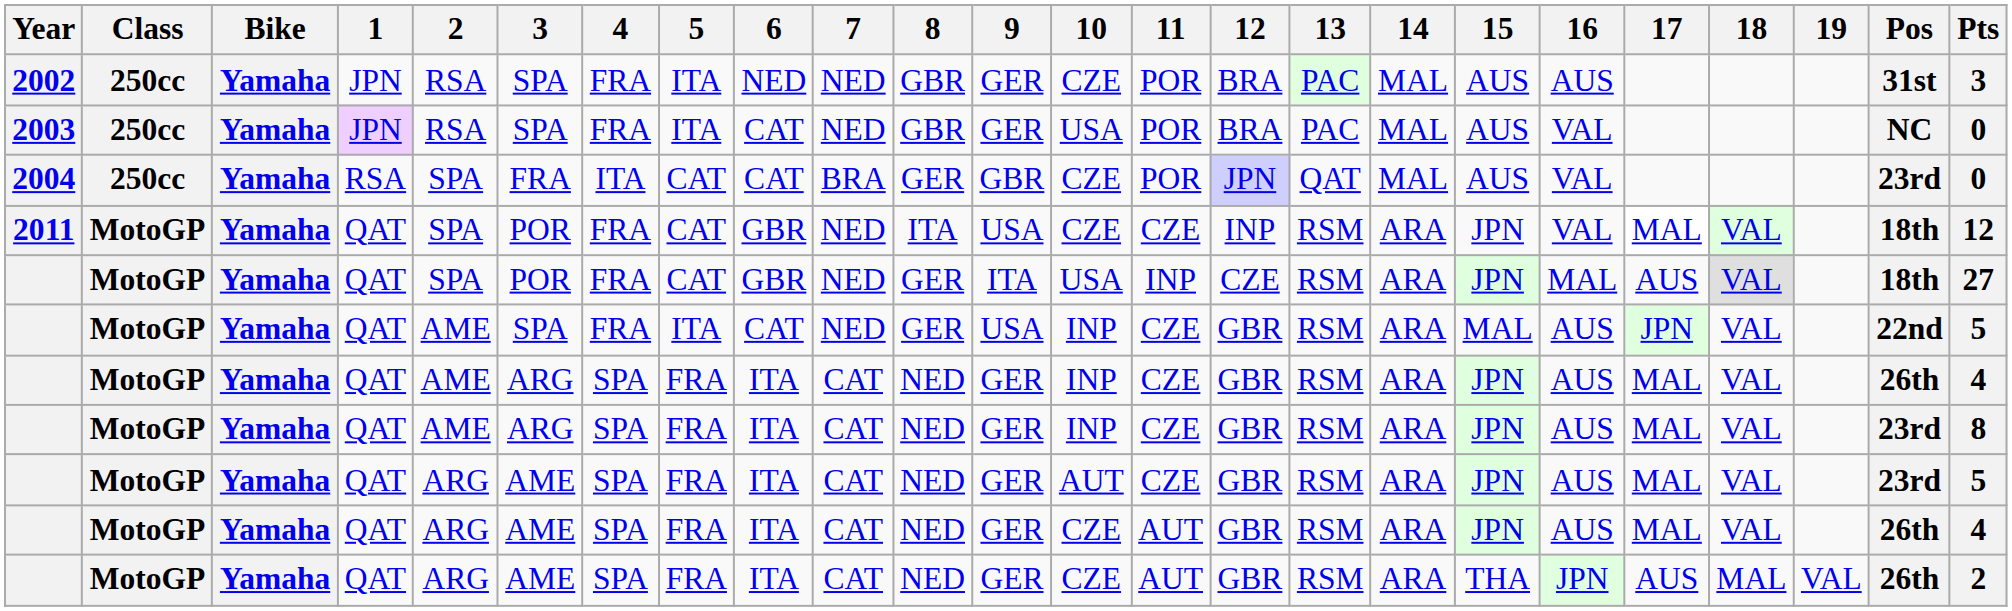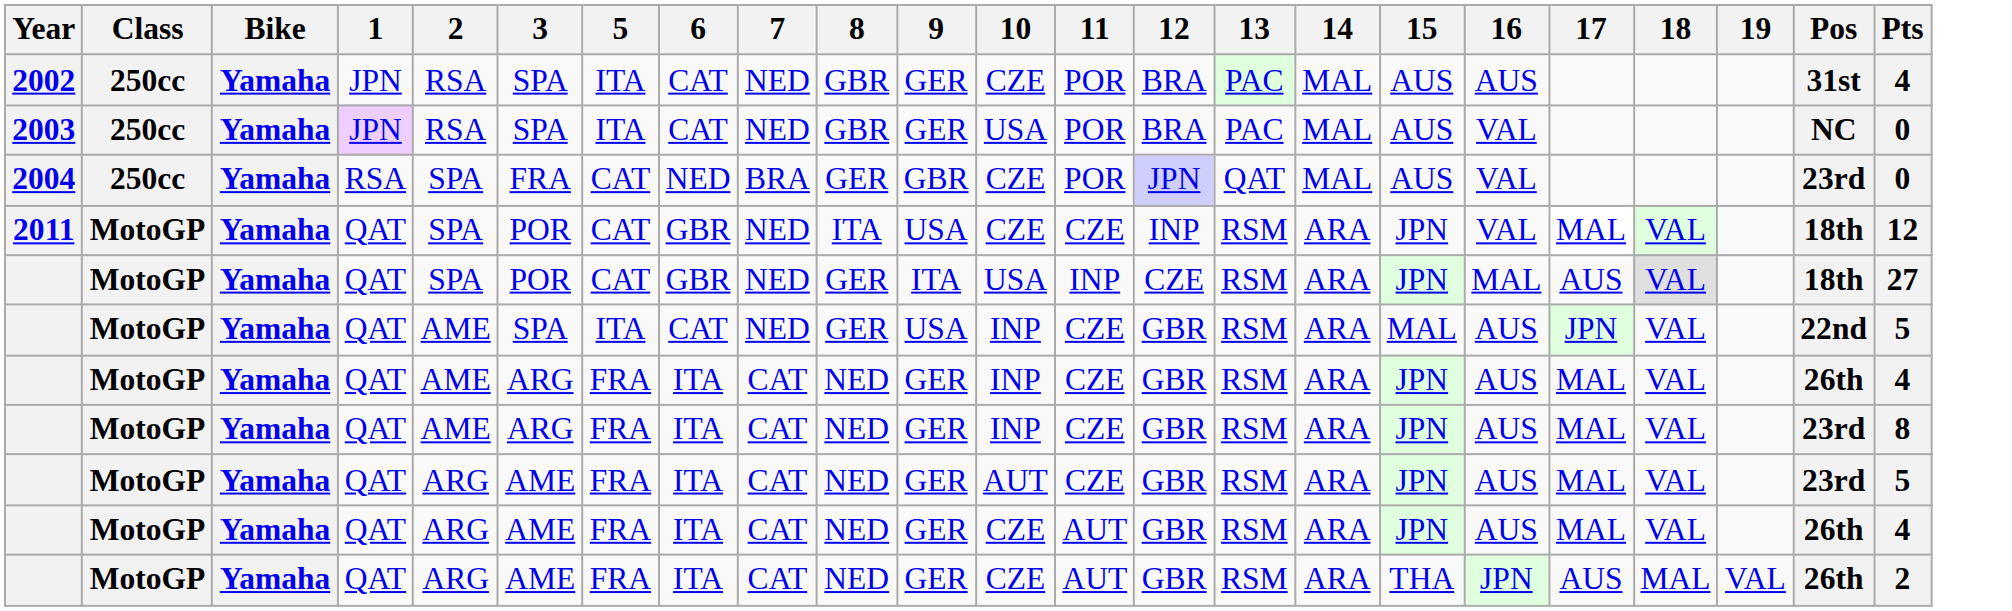- column: (620, 29)
(774, 79) NED -> (698, 79) CAT
(1978, 79) 3 -> (1902, 79) 4
(774, 179) CAT -> (698, 179) NED
